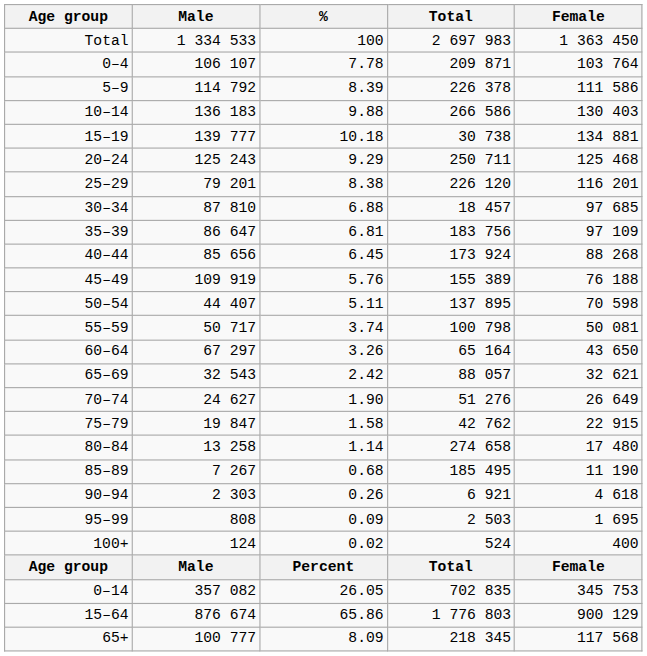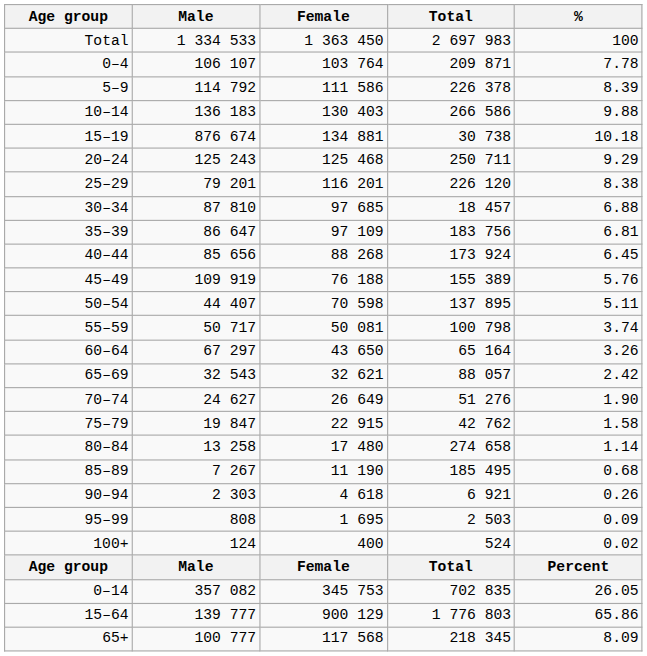columns swapped: (578, 17) <-> (323, 17)
(225, 136) 139 777 -> (225, 136) 876 674
(225, 615) 876 674 -> (225, 615) 139 777
